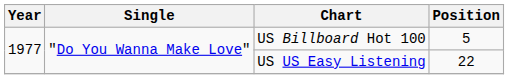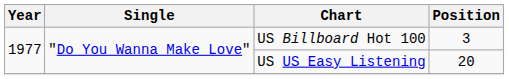(466, 39) 5 -> (466, 39) 3
(466, 62) 22 -> (466, 62) 20
